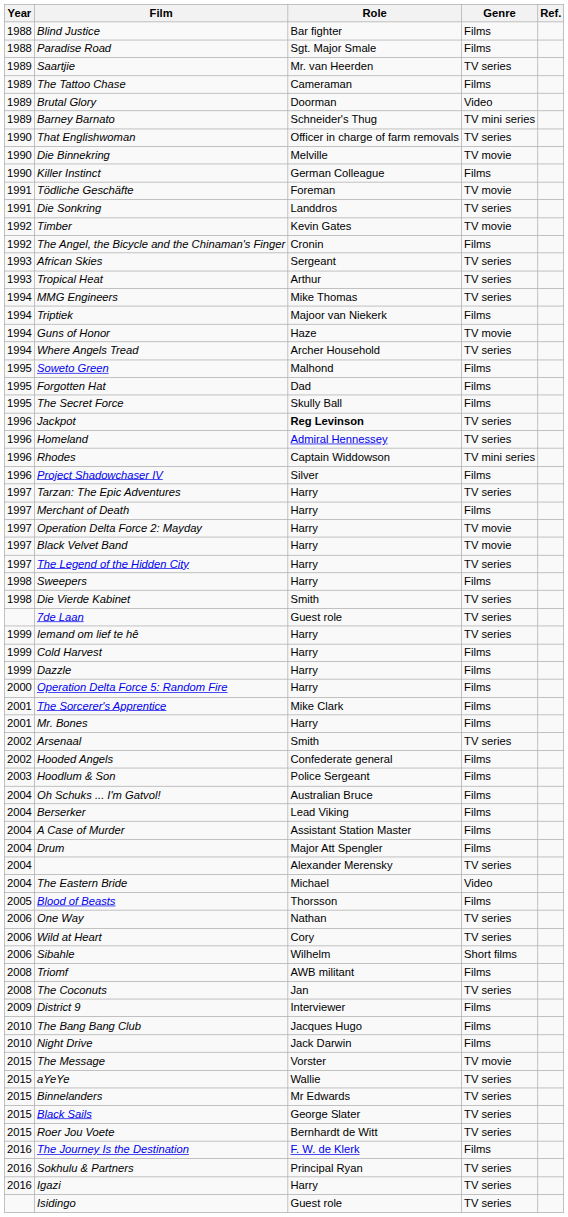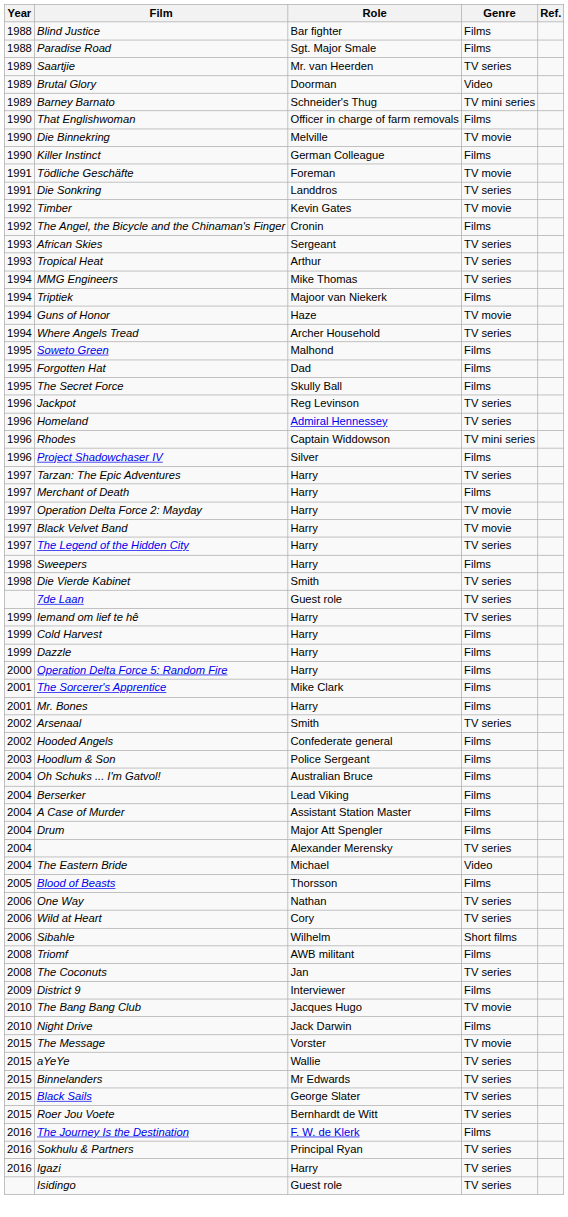- row: (81, 84)
(488, 137) TV series -> (477, 119) Films
(327, 421) bold -> (325, 404) normal
(477, 1025) Films -> (488, 1008) TV movie
